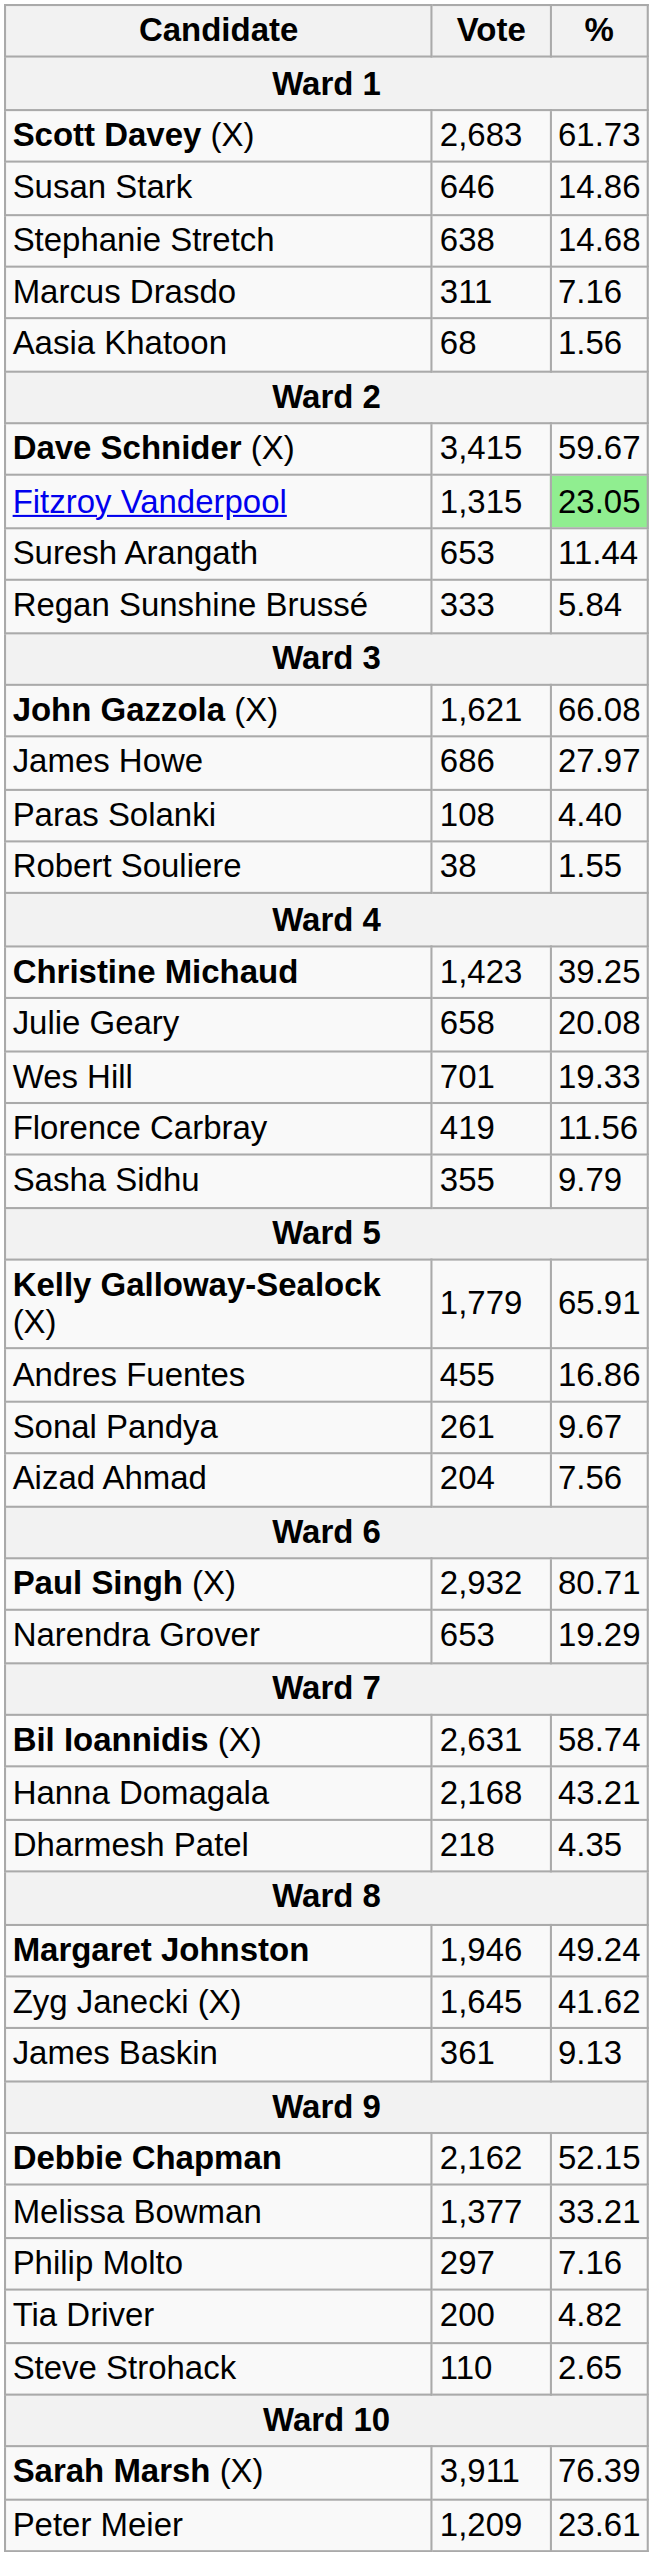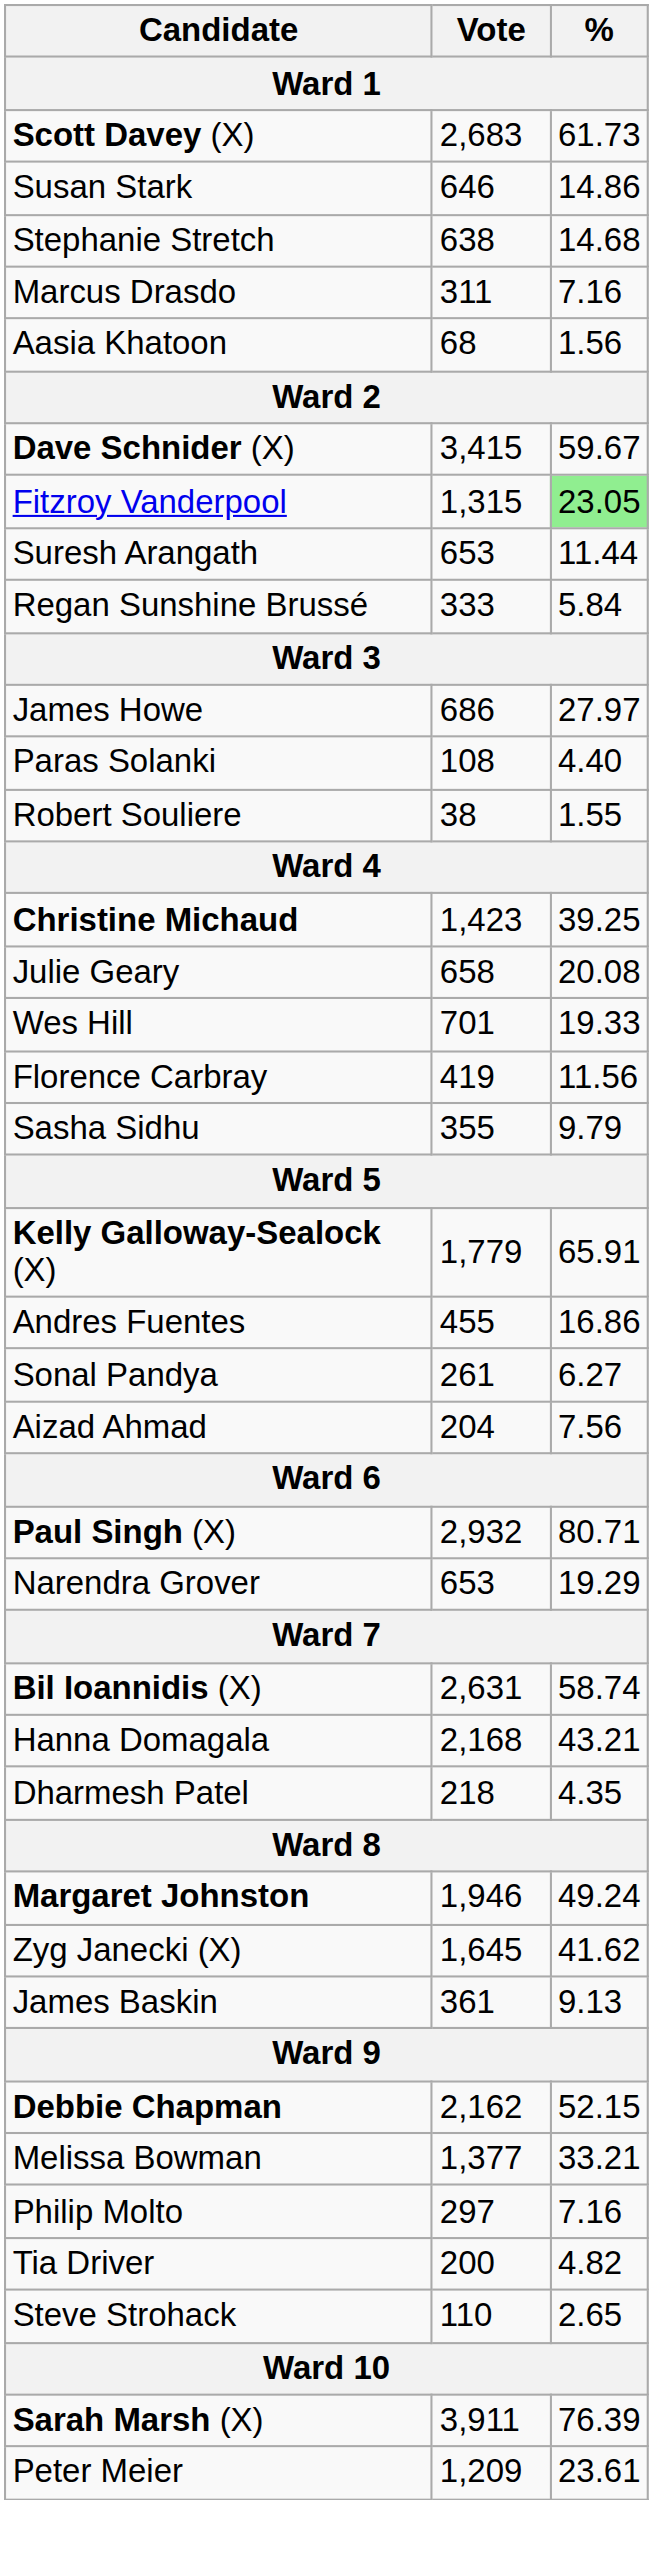- row: (145, 710)
(590, 1426) 9.67 -> (590, 1374) 6.27
